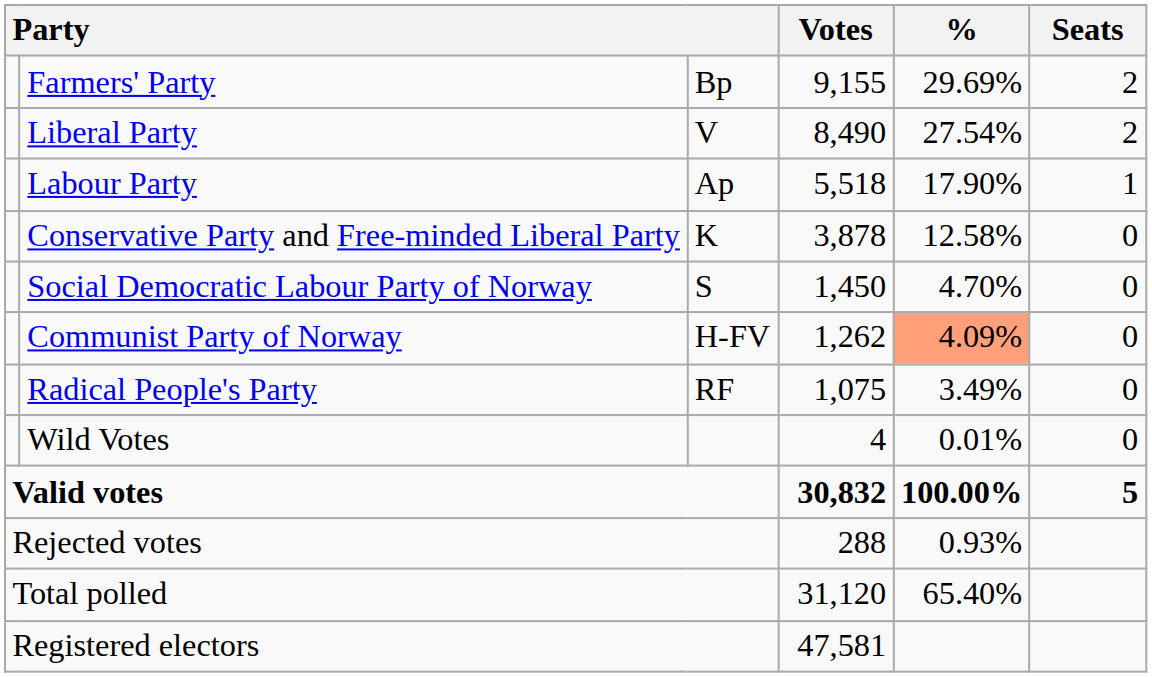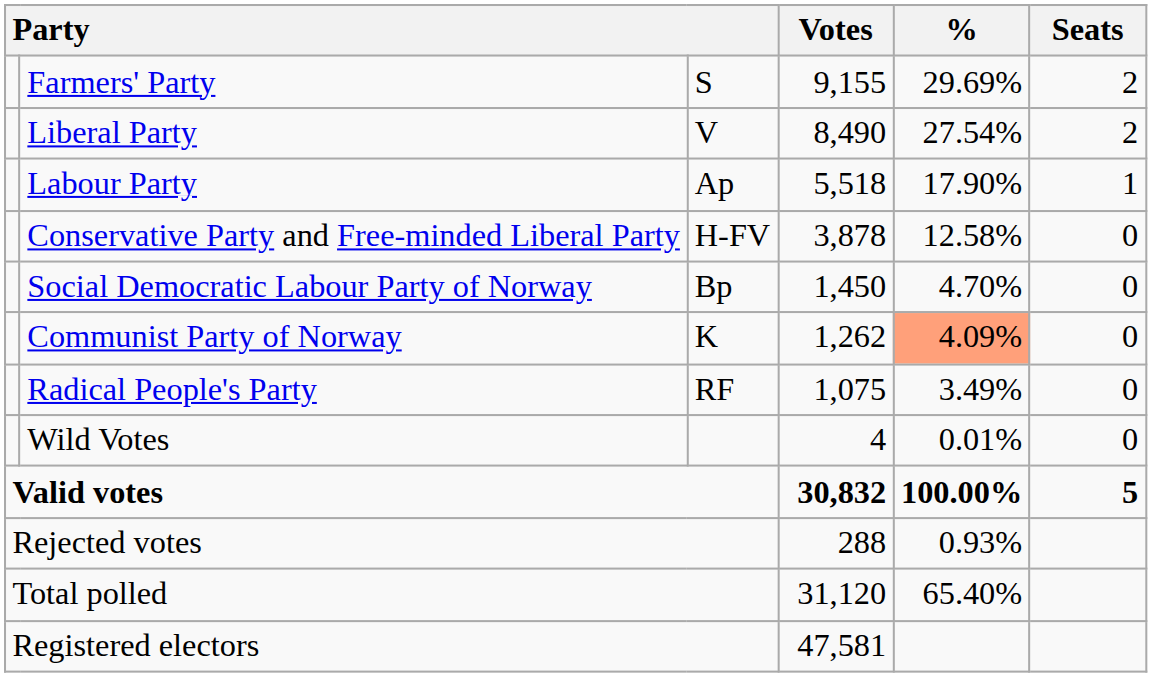(714, 81) Bp -> (704, 81) S
(706, 235) K -> (732, 235) H-FV
(704, 286) S -> (714, 286) Bp
(732, 337) H-FV -> (706, 337) K
